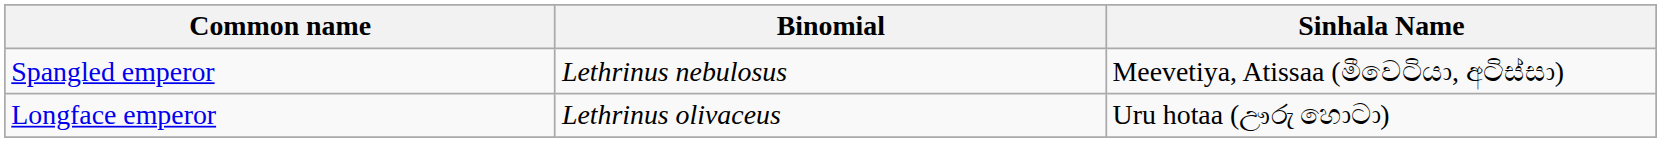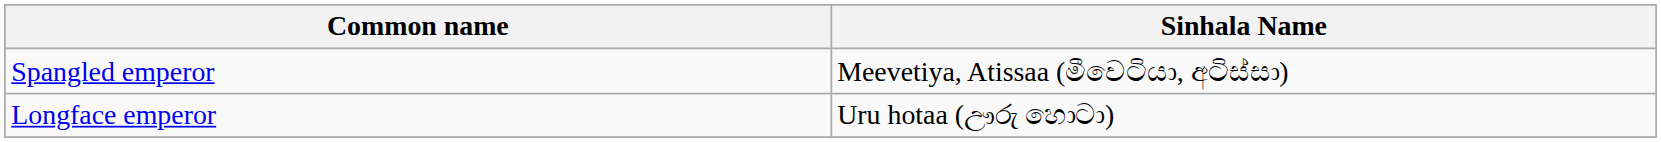- column: (831, 26)
